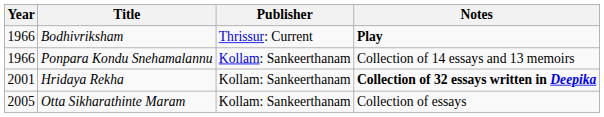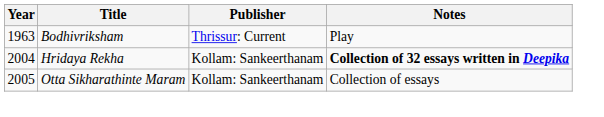(21, 36) 1966 -> (21, 36) 1963
(370, 36) bold -> (342, 36) normal
- row: (127, 58)
(21, 79) 2001 -> (21, 58) 2004
